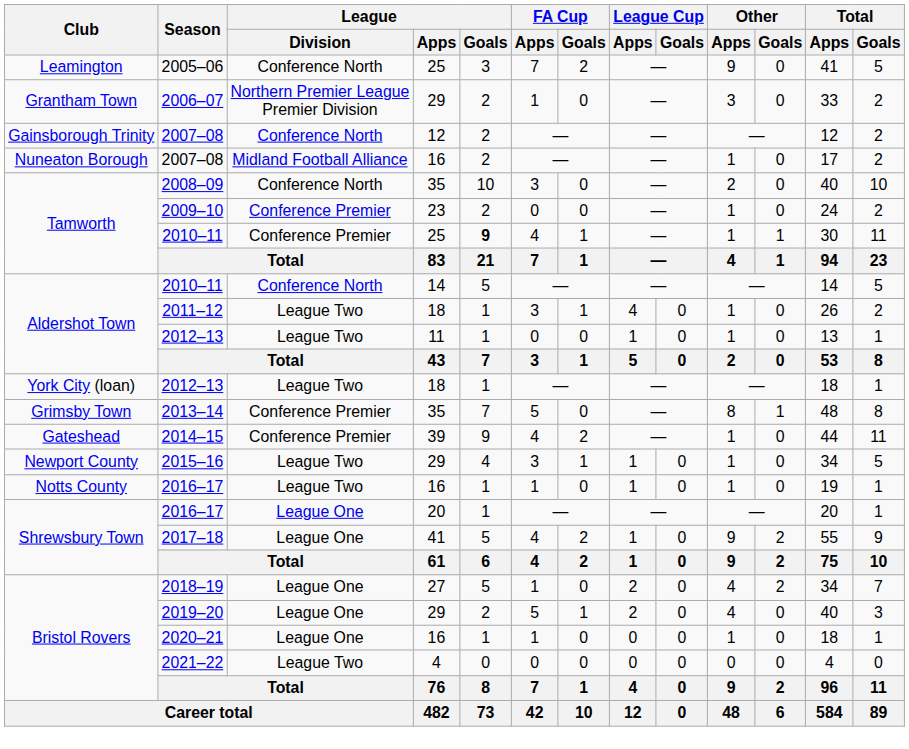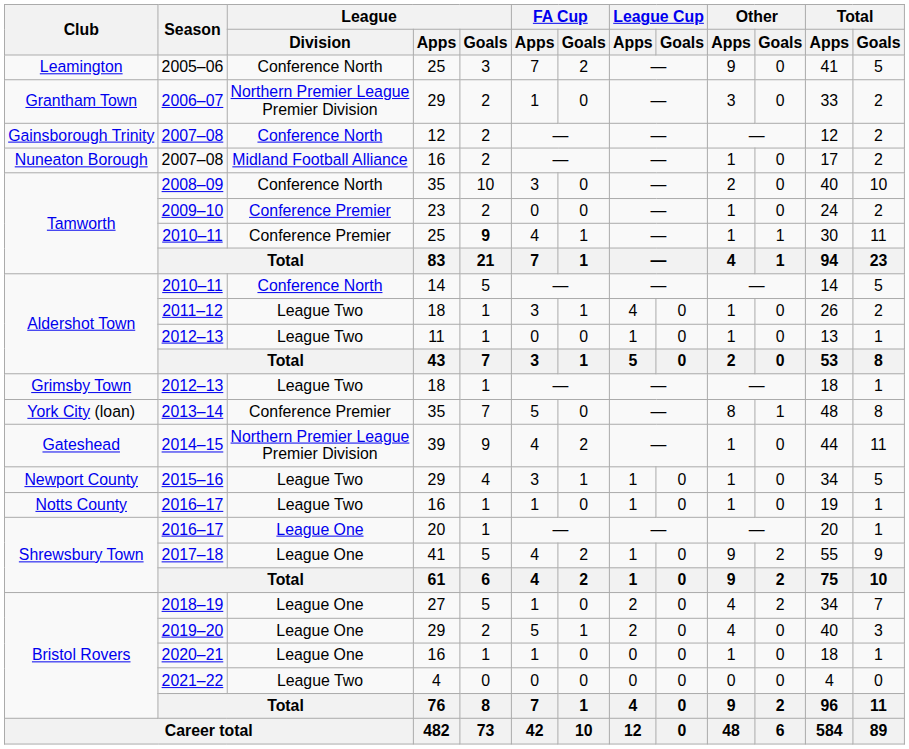(81, 386) York City (loan) -> (81, 386) Grimsby Town
(81, 411) Grimsby Town -> (81, 411) York City (loan)
(320, 436) Conference Premier -> (320, 445) Northern Premier League Premier Division
